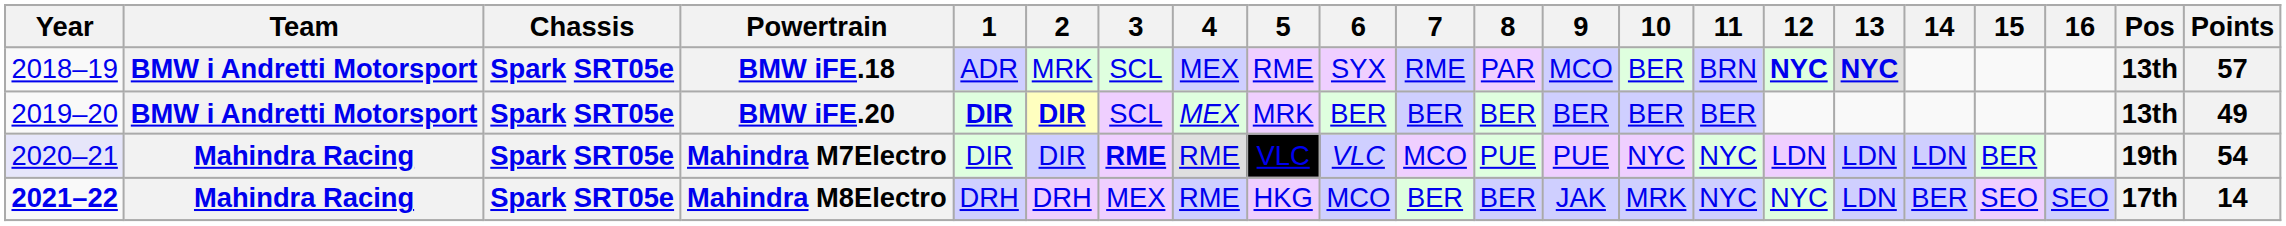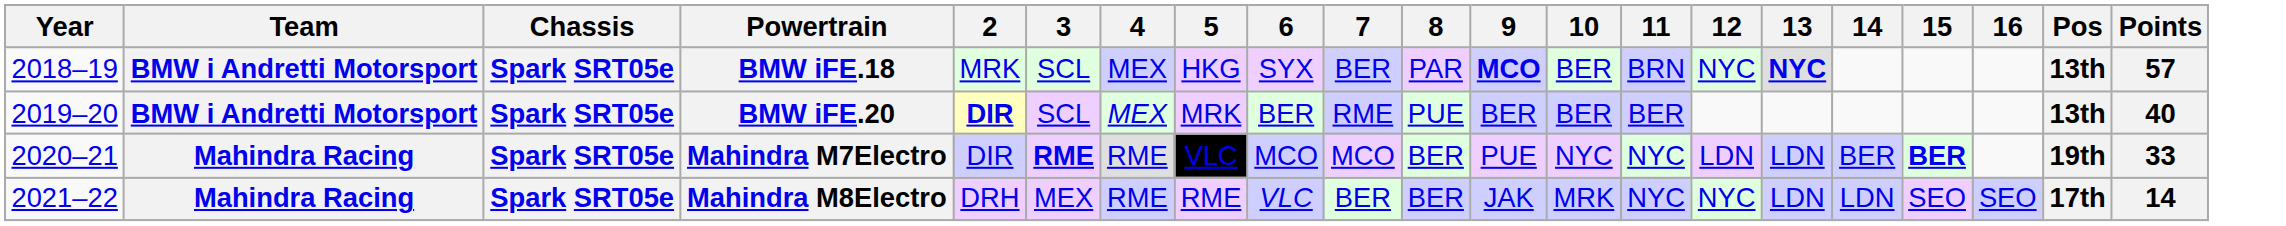- column: (989, 26)
(1283, 69) RME -> (1211, 69) HKG
(1435, 69) RME -> (1363, 69) BER
(1581, 69) normal -> (1509, 69) bold
(1799, 69) bold -> (1727, 69) normal
(1435, 112) BER -> (1363, 112) RME
(1508, 112) BER -> (1436, 112) PUE
(2233, 112) 49 -> (2160, 112) 40
(65, 155) lavender background -> (65, 155) no background
(1358, 155) VLC -> (1286, 155) MCO
(1508, 155) PUE -> (1436, 155) BER
(1939, 155) LDN -> (1867, 155) BER
(2009, 155) normal -> (1937, 155) bold
(2233, 155) 54 -> (2160, 155) 33
(65, 199) bold -> (65, 199) normal
(1283, 199) HKG -> (1211, 199) RME
(1358, 199) MCO -> (1286, 199) VLC
(1939, 199) BER -> (1867, 199) LDN
